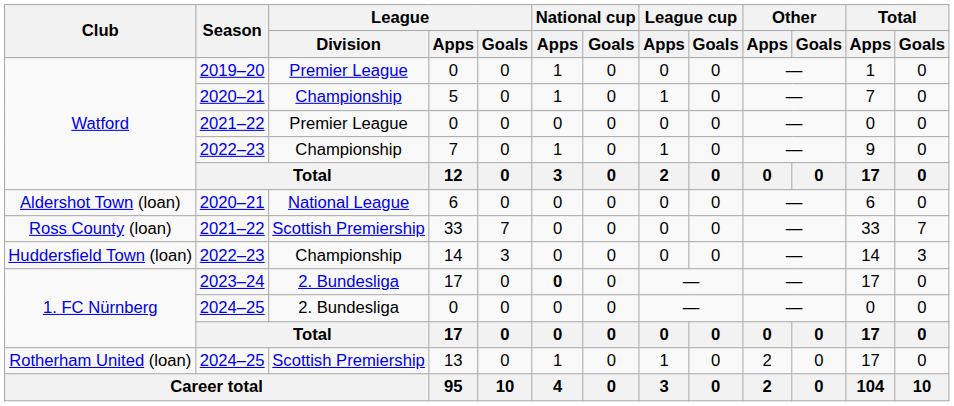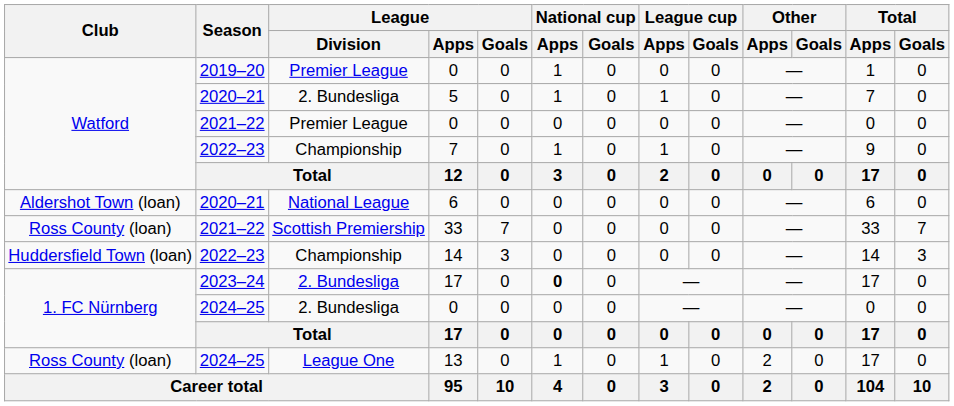(349, 96) Championship -> (349, 96) 2. Bundesliga
(100, 360) Rotherham United (loan) -> (100, 360) Ross County (loan)
(349, 360) Scottish Premiership -> (349, 360) League One
